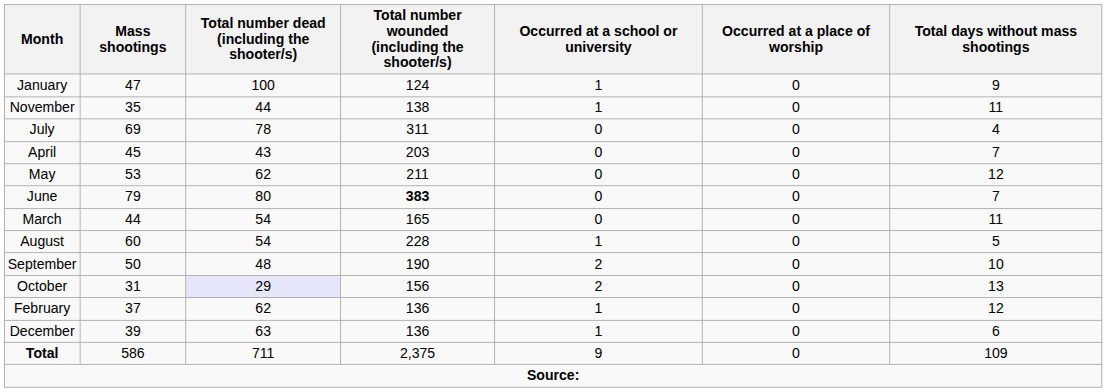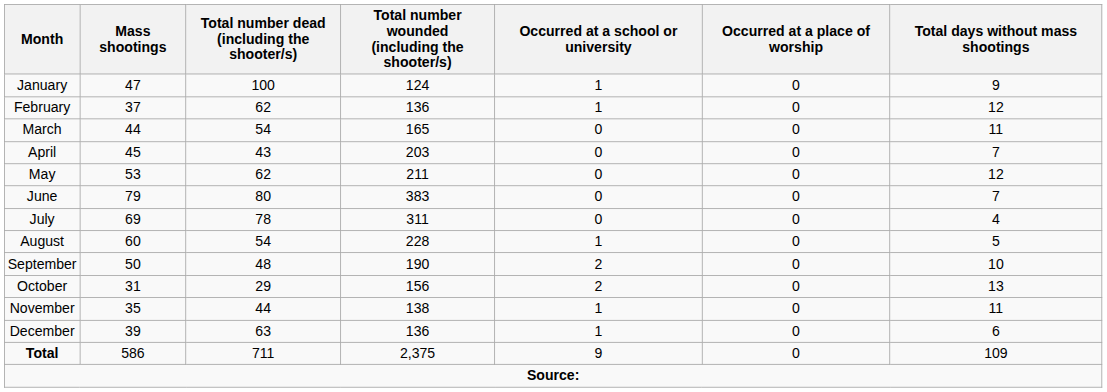rows swapped: (42, 308) <-> (42, 107)
rows swapped: (42, 219) <-> (42, 130)
(418, 197) bold -> (418, 197) normal
(263, 286) lavender background -> (263, 286) no background
